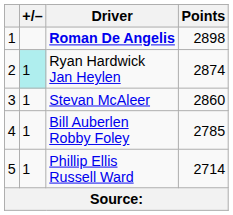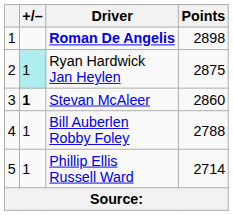(209, 69) 2874 -> (209, 69) 2875
(26, 100) normal -> (26, 100) bold
(209, 130) 2785 -> (209, 130) 2788
